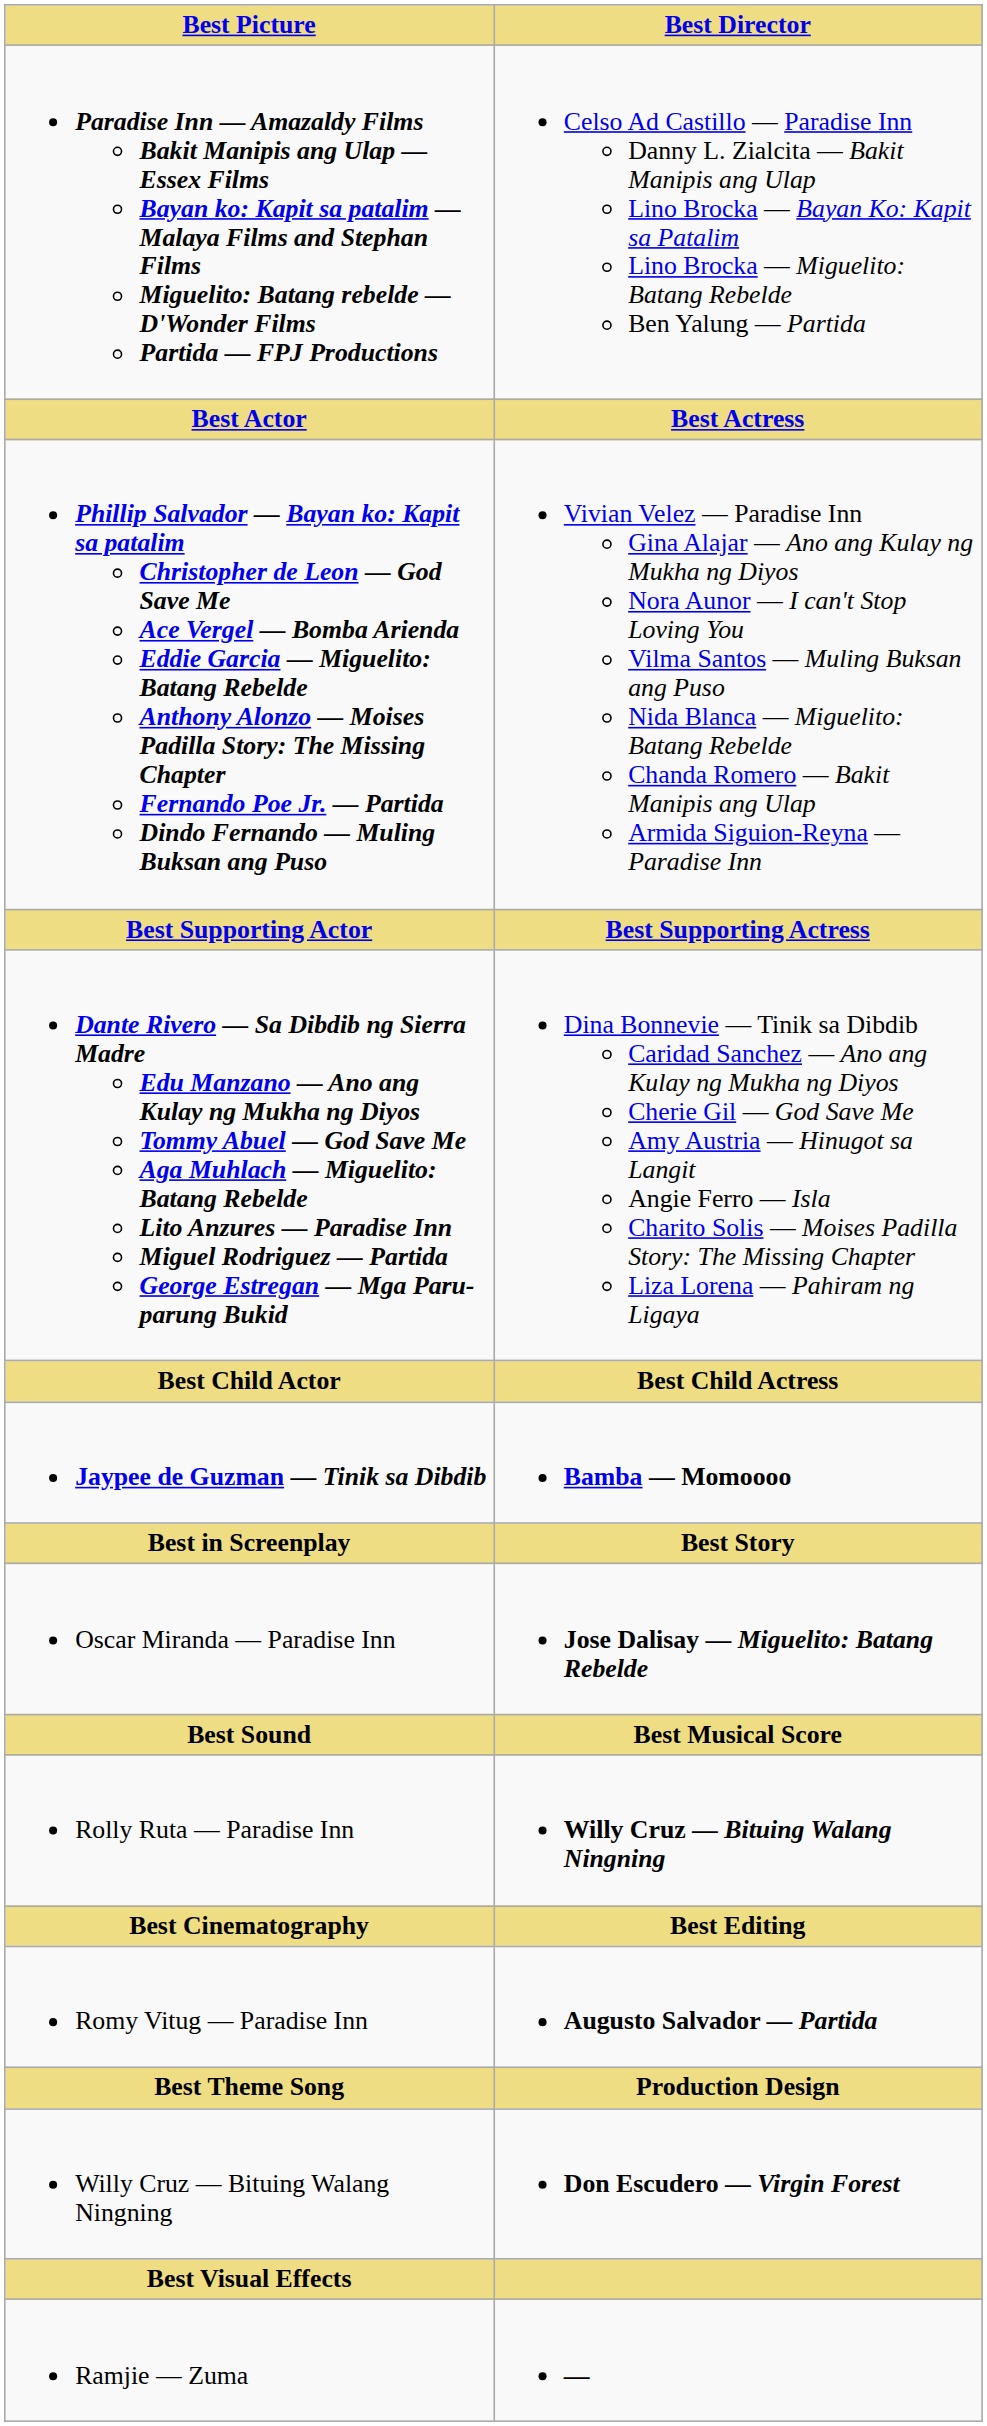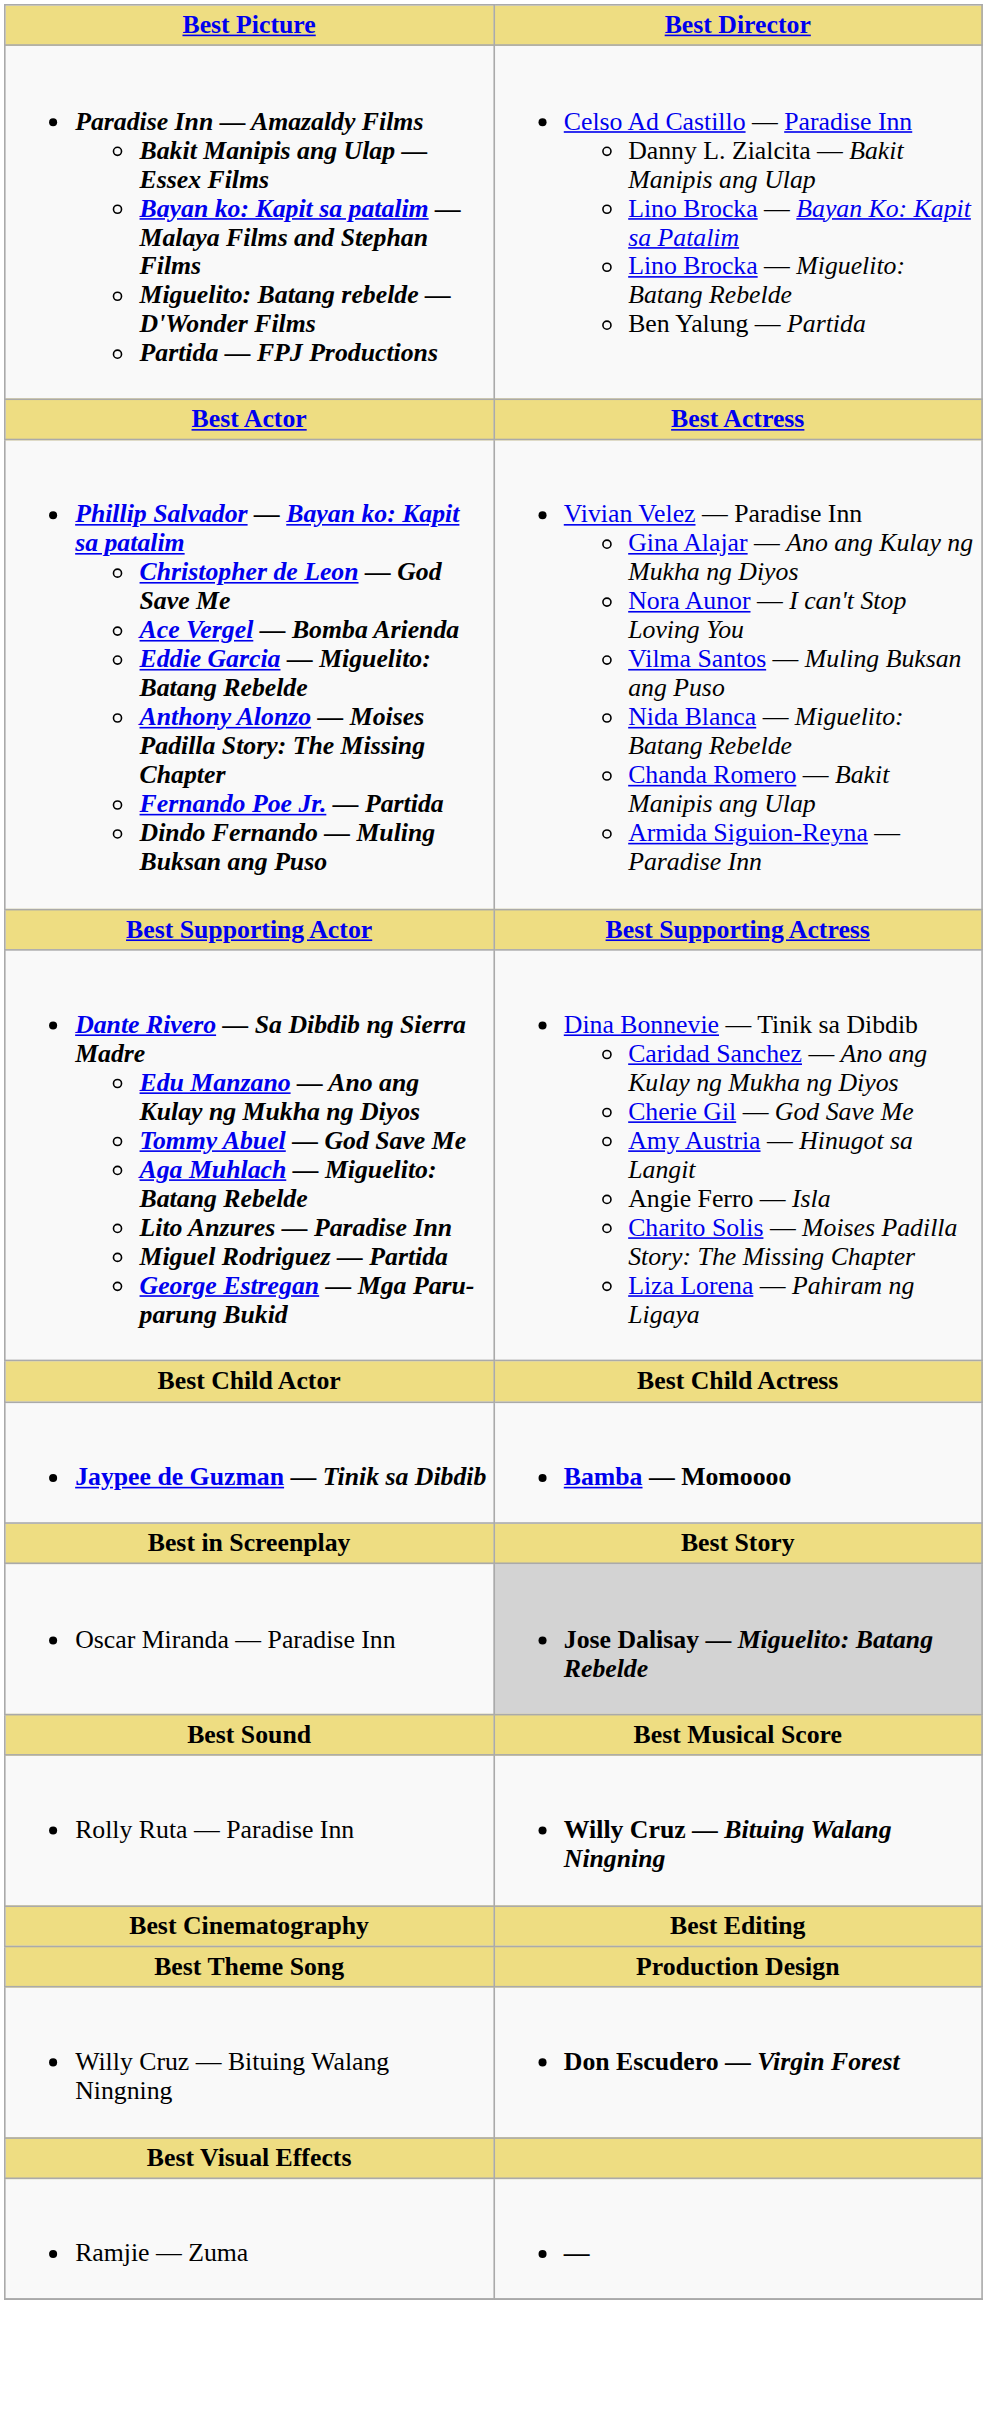(738, 1654) no background -> (738, 1654) lightgrey background
- row: (249, 2021)
